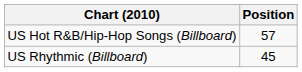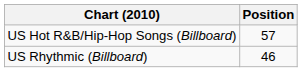(268, 56) 45 -> (268, 56) 46
